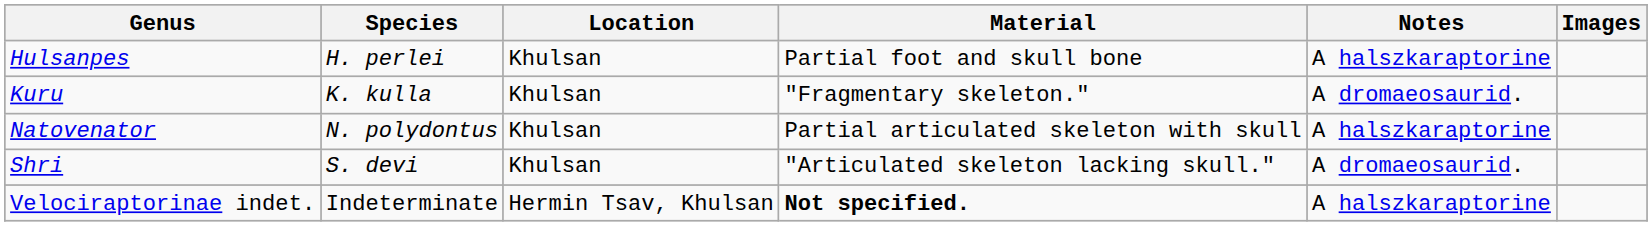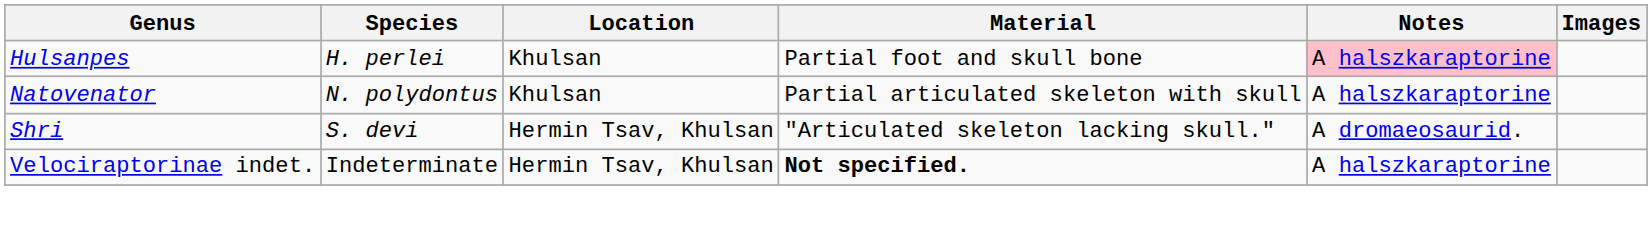(1431, 59) no background -> (1431, 59) pink background
- row: (37, 95)
(555, 167) Khulsan -> (641, 131) Hermin Tsav, Khulsan
